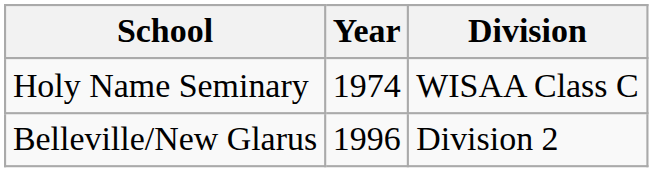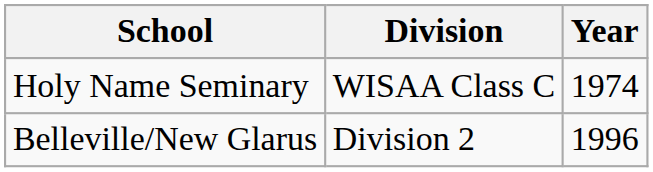columns swapped: (367, 31) <-> (527, 31)
